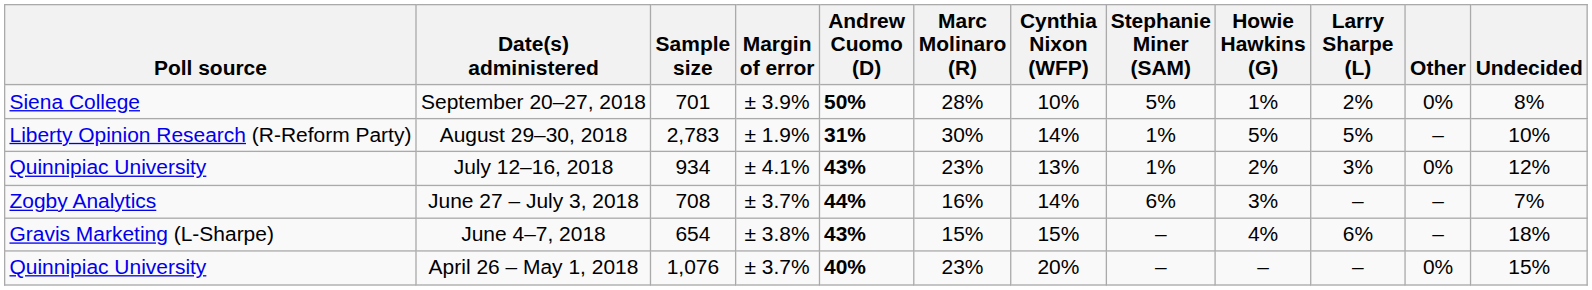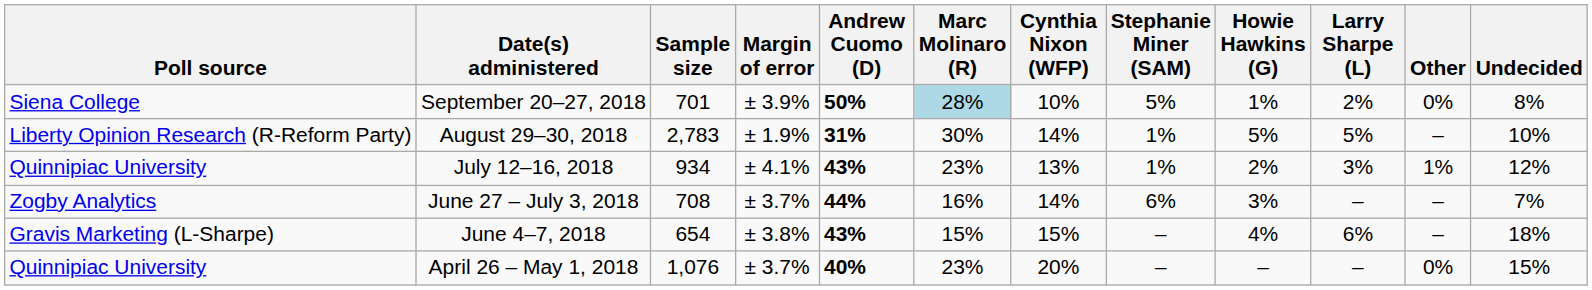(963, 101) no background -> (963, 101) lightblue background
(1438, 168) 0% -> (1438, 168) 1%
